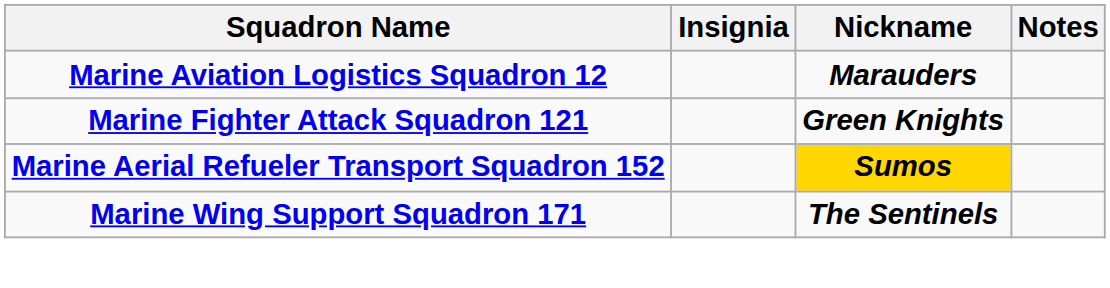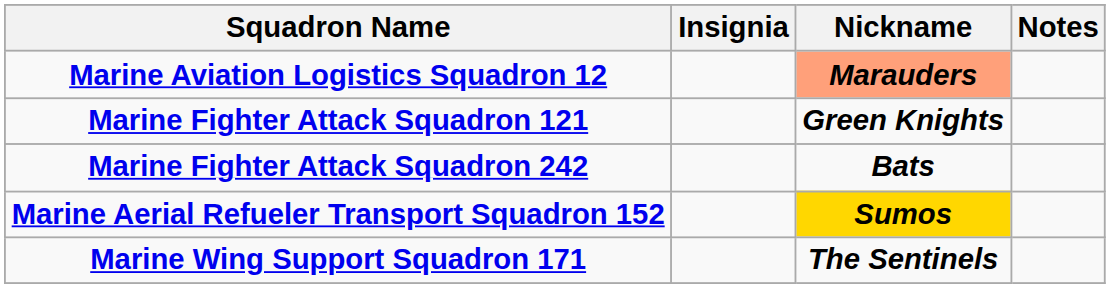(903, 74) no background -> (903, 74) lightsalmon background
+ row: (338, 167)
